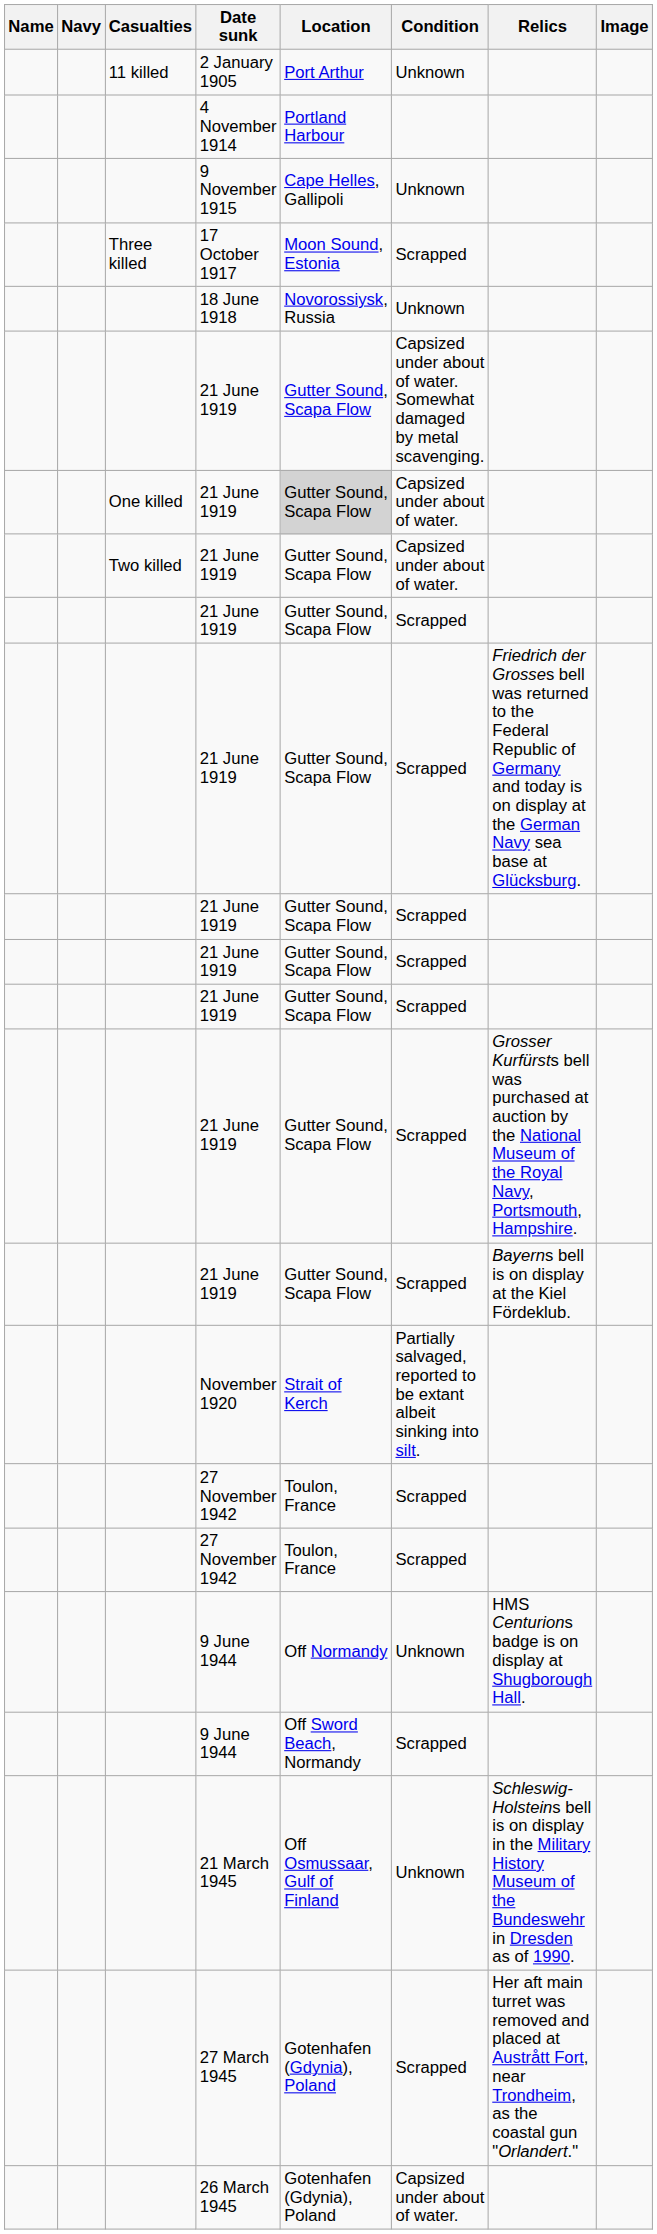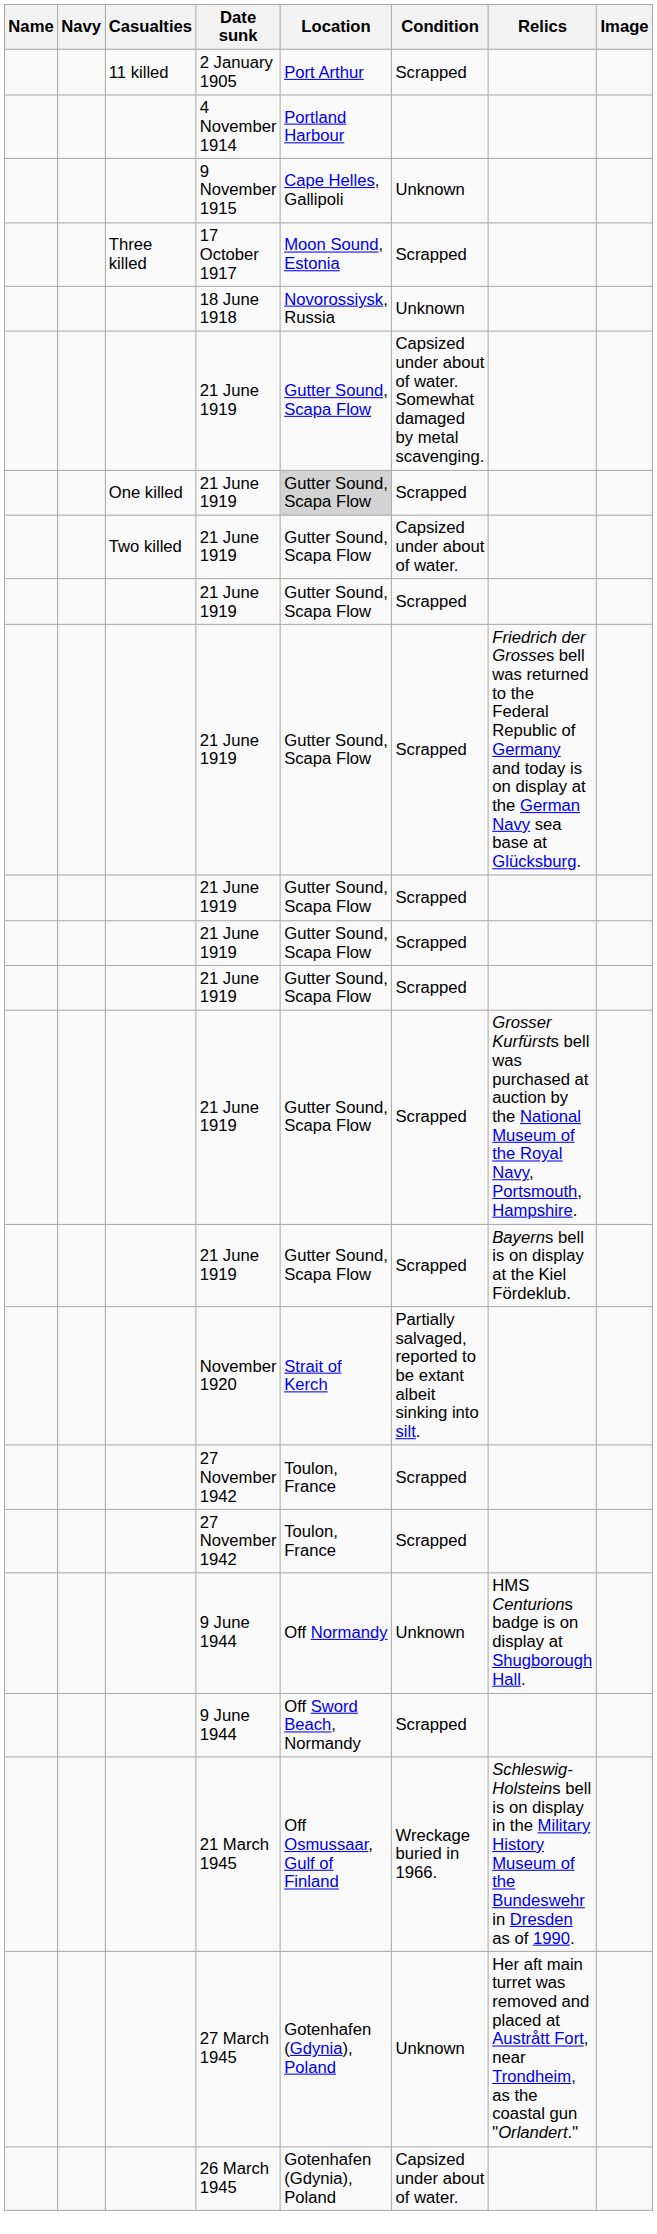(430, 72) Unknown -> (431, 72) Scrapped
(440, 501) Capsized under about of water. -> (431, 492) Scrapped
(430, 1872) Unknown -> (433, 1854) Wreckage buried in 1966.
(431, 2067) Scrapped -> (430, 2049) Unknown
